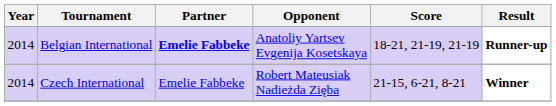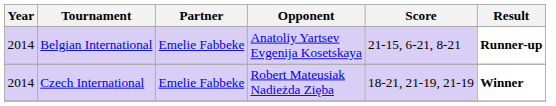(204, 45) bold -> (201, 45) normal
(426, 45) 18-21, 21-19, 21-19 -> (414, 45) 21-15, 6-21, 8-21
(420, 82) 21-15, 6-21, 8-21 -> (421, 82) 18-21, 21-19, 21-19
